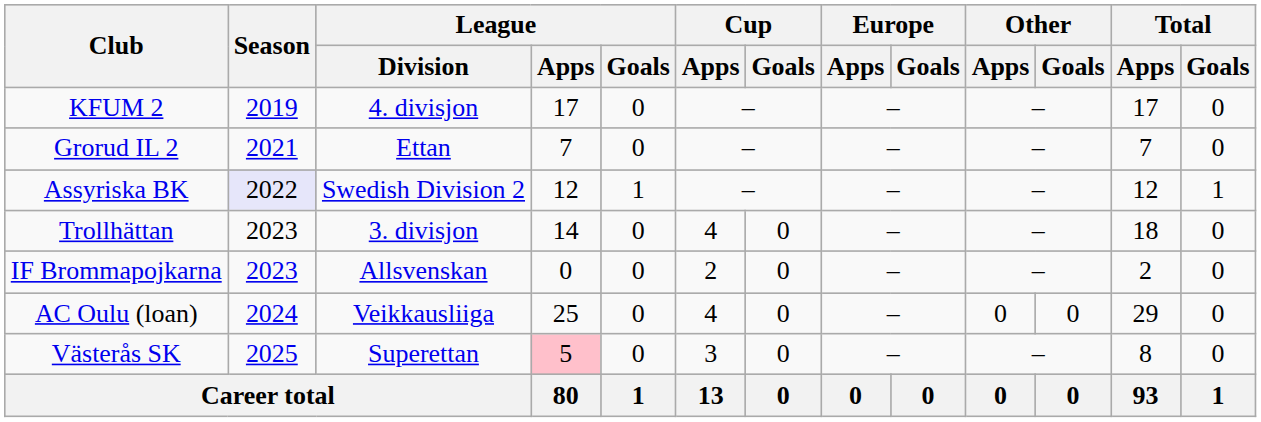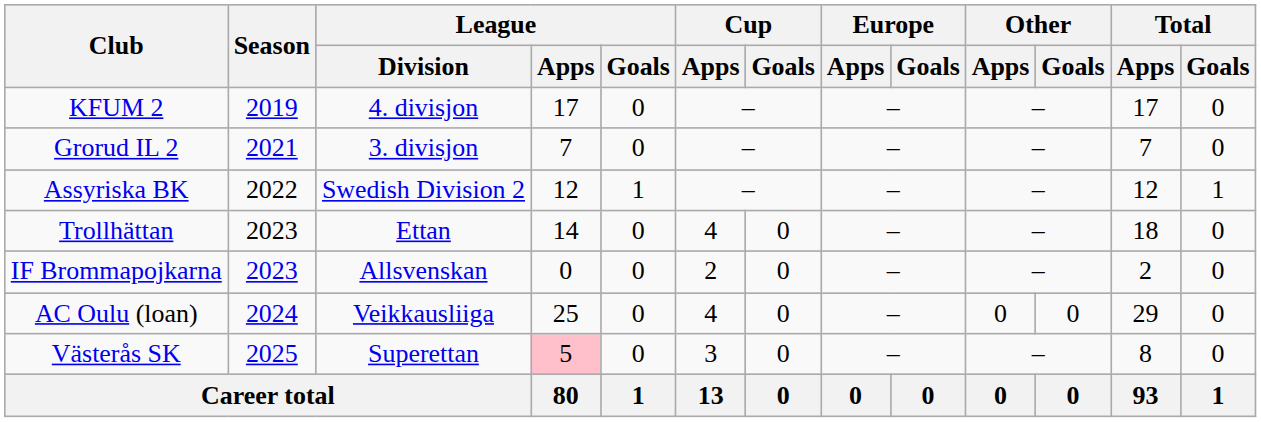(423, 148) Ettan -> (423, 148) 3. divisjon
(272, 189) lavender background -> (272, 189) no background
(423, 230) 3. divisjon -> (423, 230) Ettan
